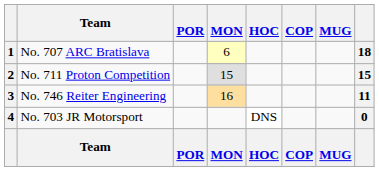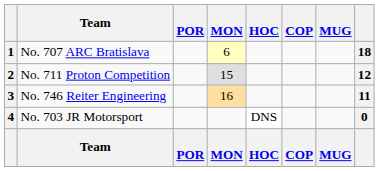(364, 74) 15 -> (364, 74) 12
